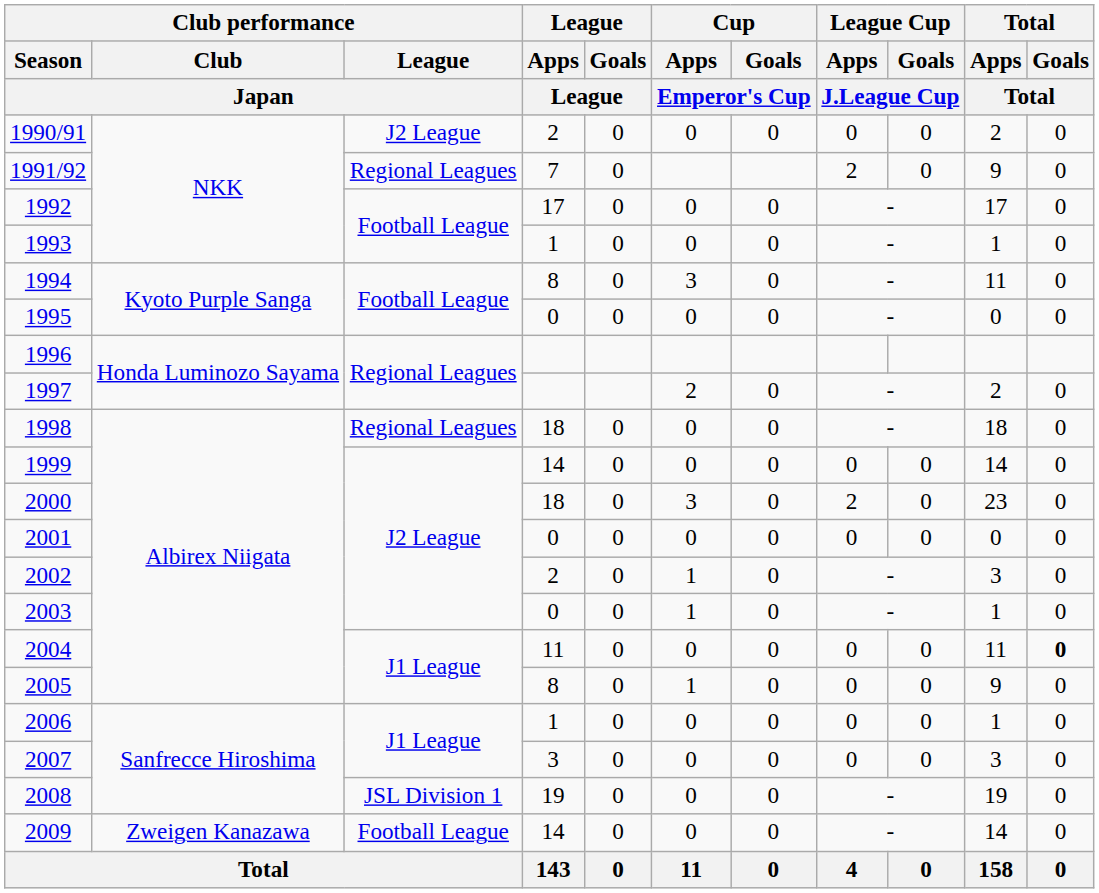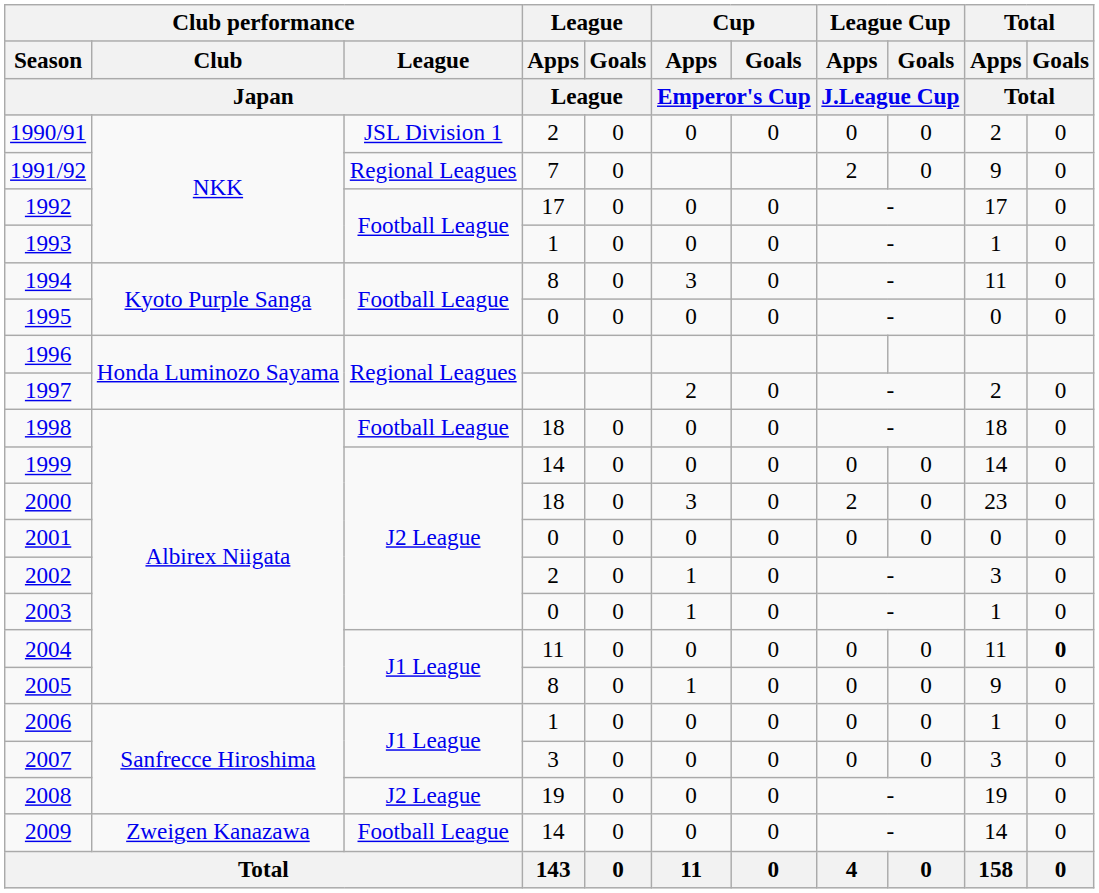(433, 133) J2 League -> (433, 133) JSL Division 1
(433, 427) Regional Leagues -> (433, 427) Football League
(433, 795) JSL Division 1 -> (433, 795) J2 League
